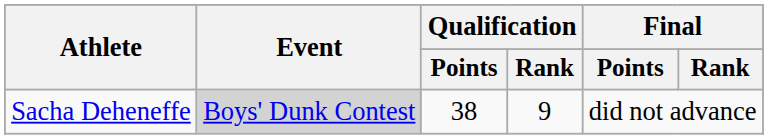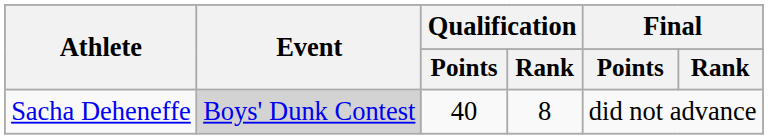(464, 111) 38 -> (464, 111) 40
(545, 111) 9 -> (545, 111) 8
